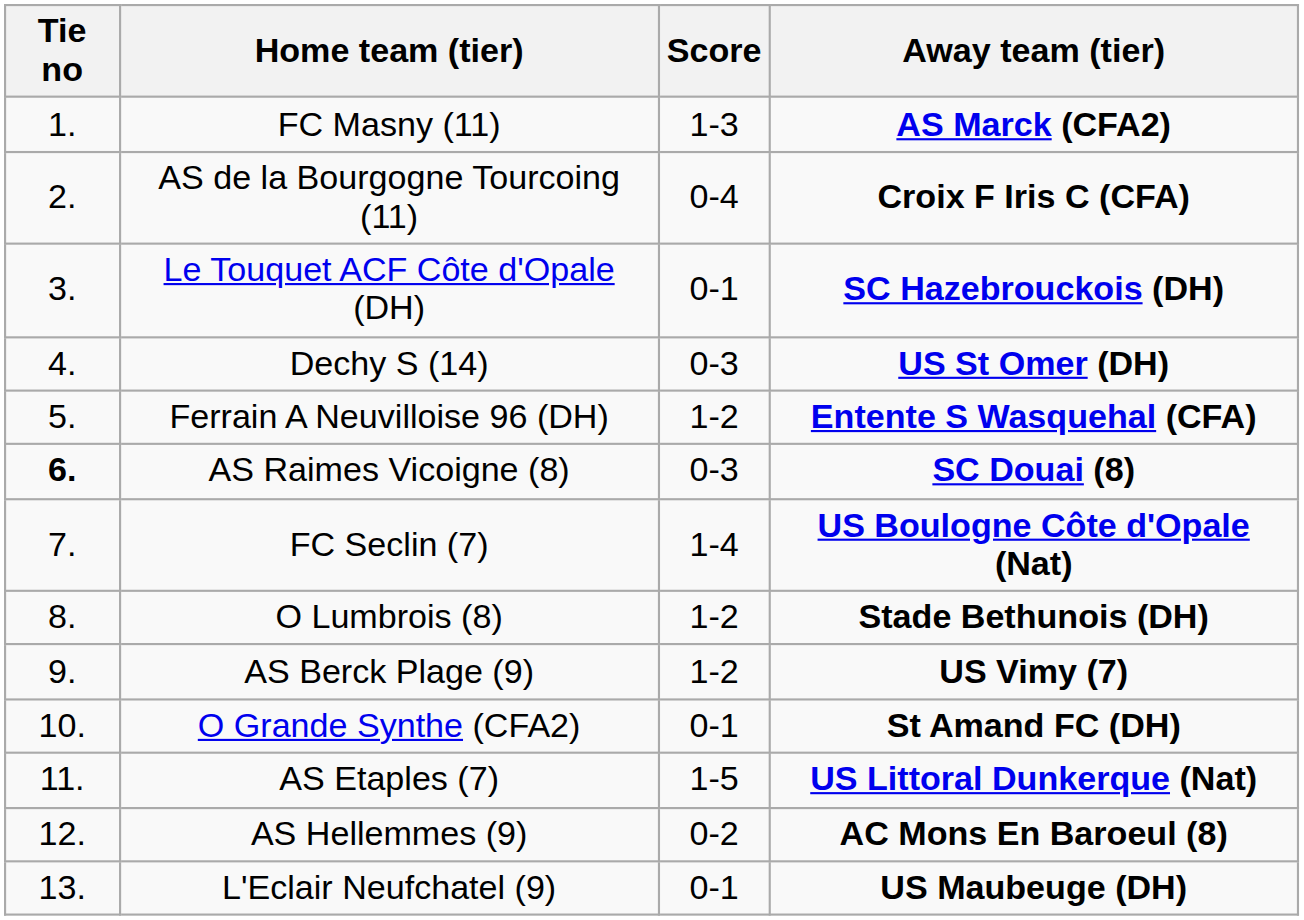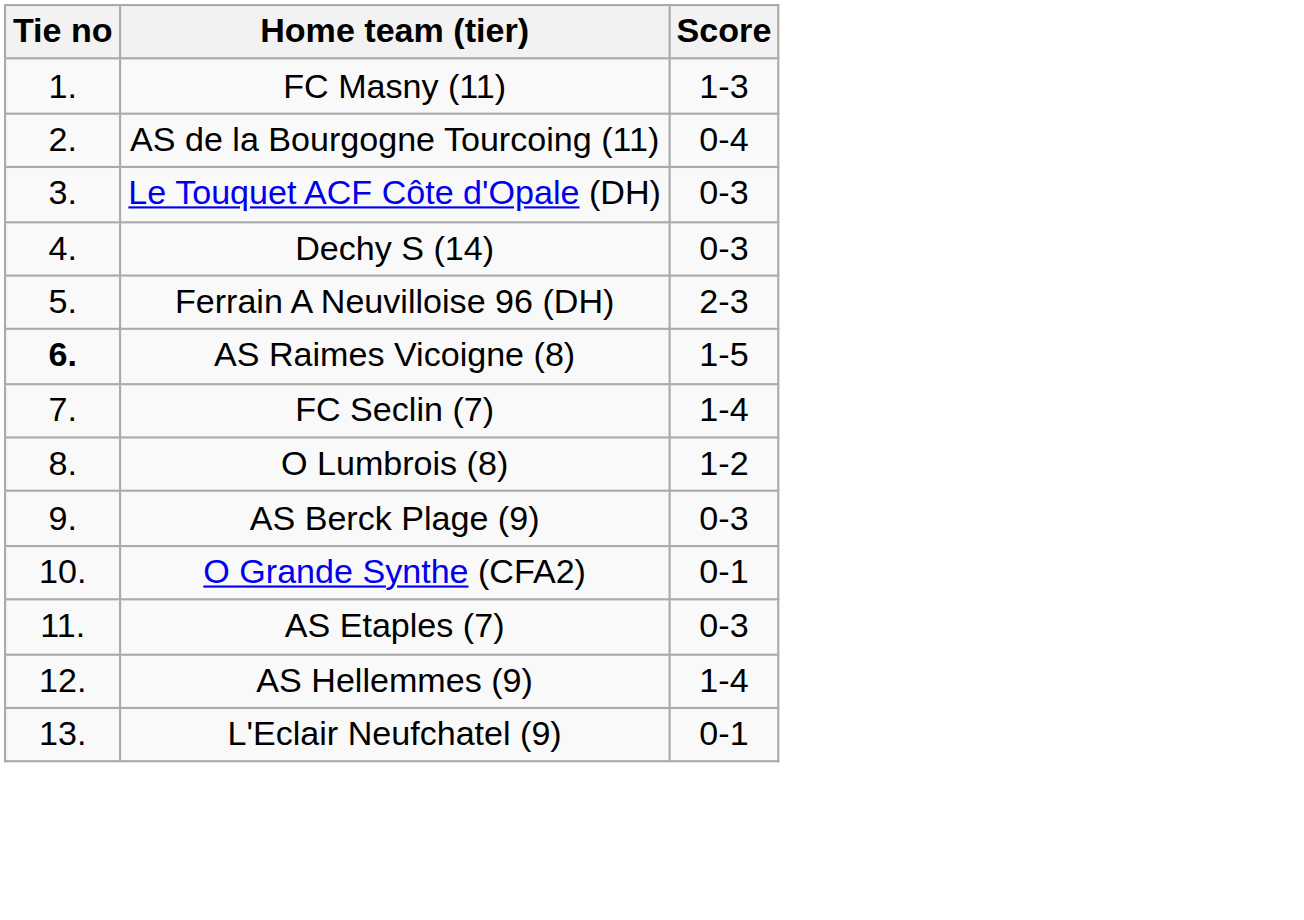- column: (1034, 50)
(714, 289) 0-1 -> (724, 193) 0-3
(714, 416) 1-2 -> (724, 301) 2-3
(714, 470) 0-3 -> (724, 355) 1-5
(714, 671) 1-2 -> (724, 517) 0-3
(714, 779) 1-5 -> (724, 626) 0-3
(714, 833) 0-2 -> (724, 680) 1-4
